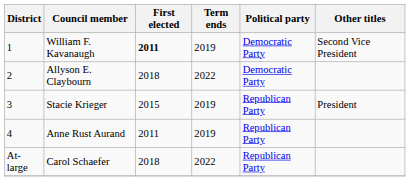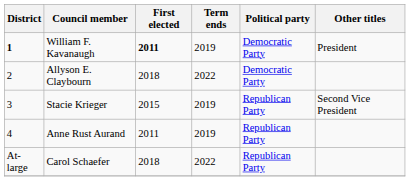(9, 47) normal -> (9, 47) bold
(344, 47) Second Vice President -> (337, 47) President
(337, 104) President -> (344, 104) Second Vice President
